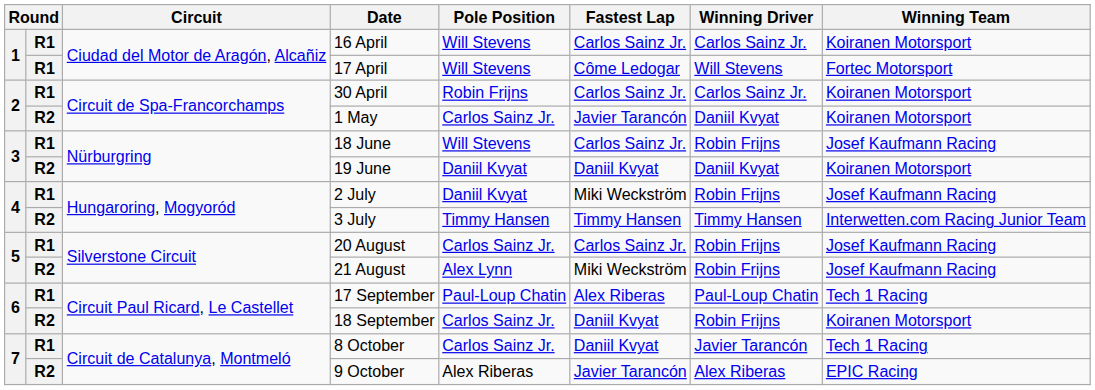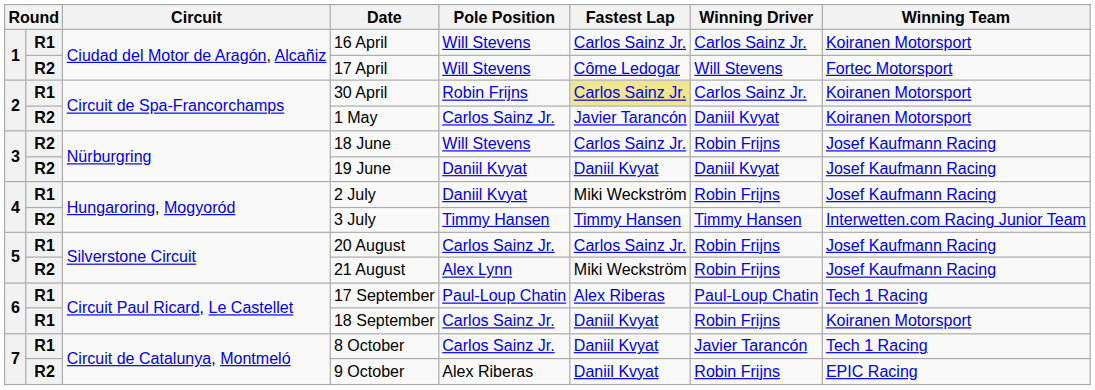(45, 67) R1 -> (45, 67) R2
(630, 93) no background -> (630, 93) khaki background
(45, 143) R1 -> (45, 143) R2
(899, 169) Koiranen Motorsport -> (911, 169) Josef Kaufmann Racing
(45, 320) R2 -> (45, 320) R1
(630, 371) Javier Tarancón -> (616, 371) Daniil Kvyat
(740, 371) Alex Riberas -> (737, 371) Robin Frijns
